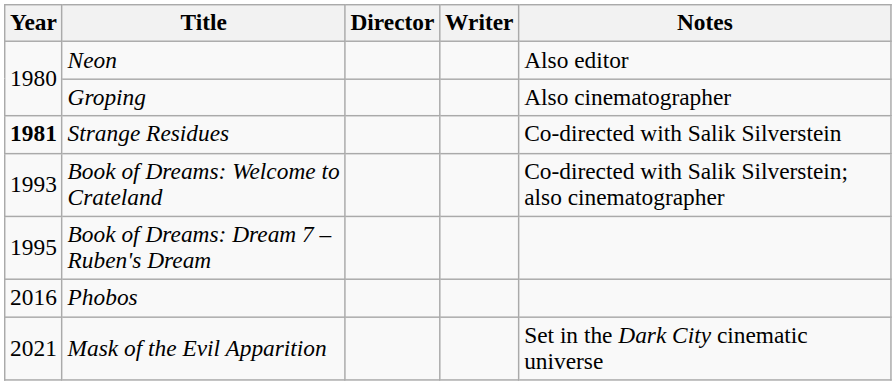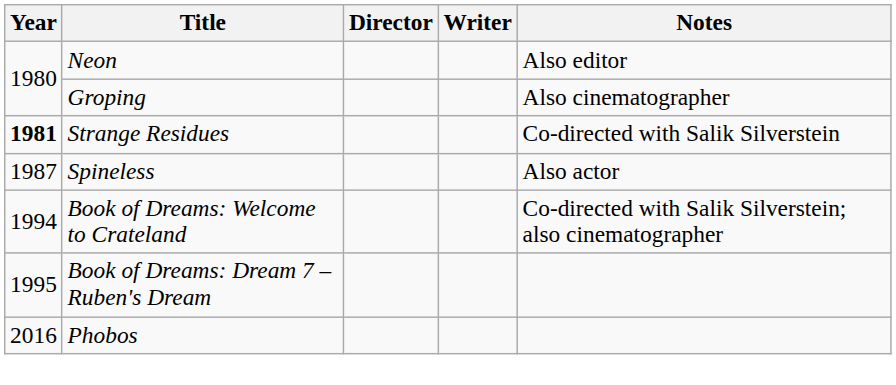+ row: (111, 171)
(33, 184) 1993 -> (33, 221) 1994
- row: (197, 348)
